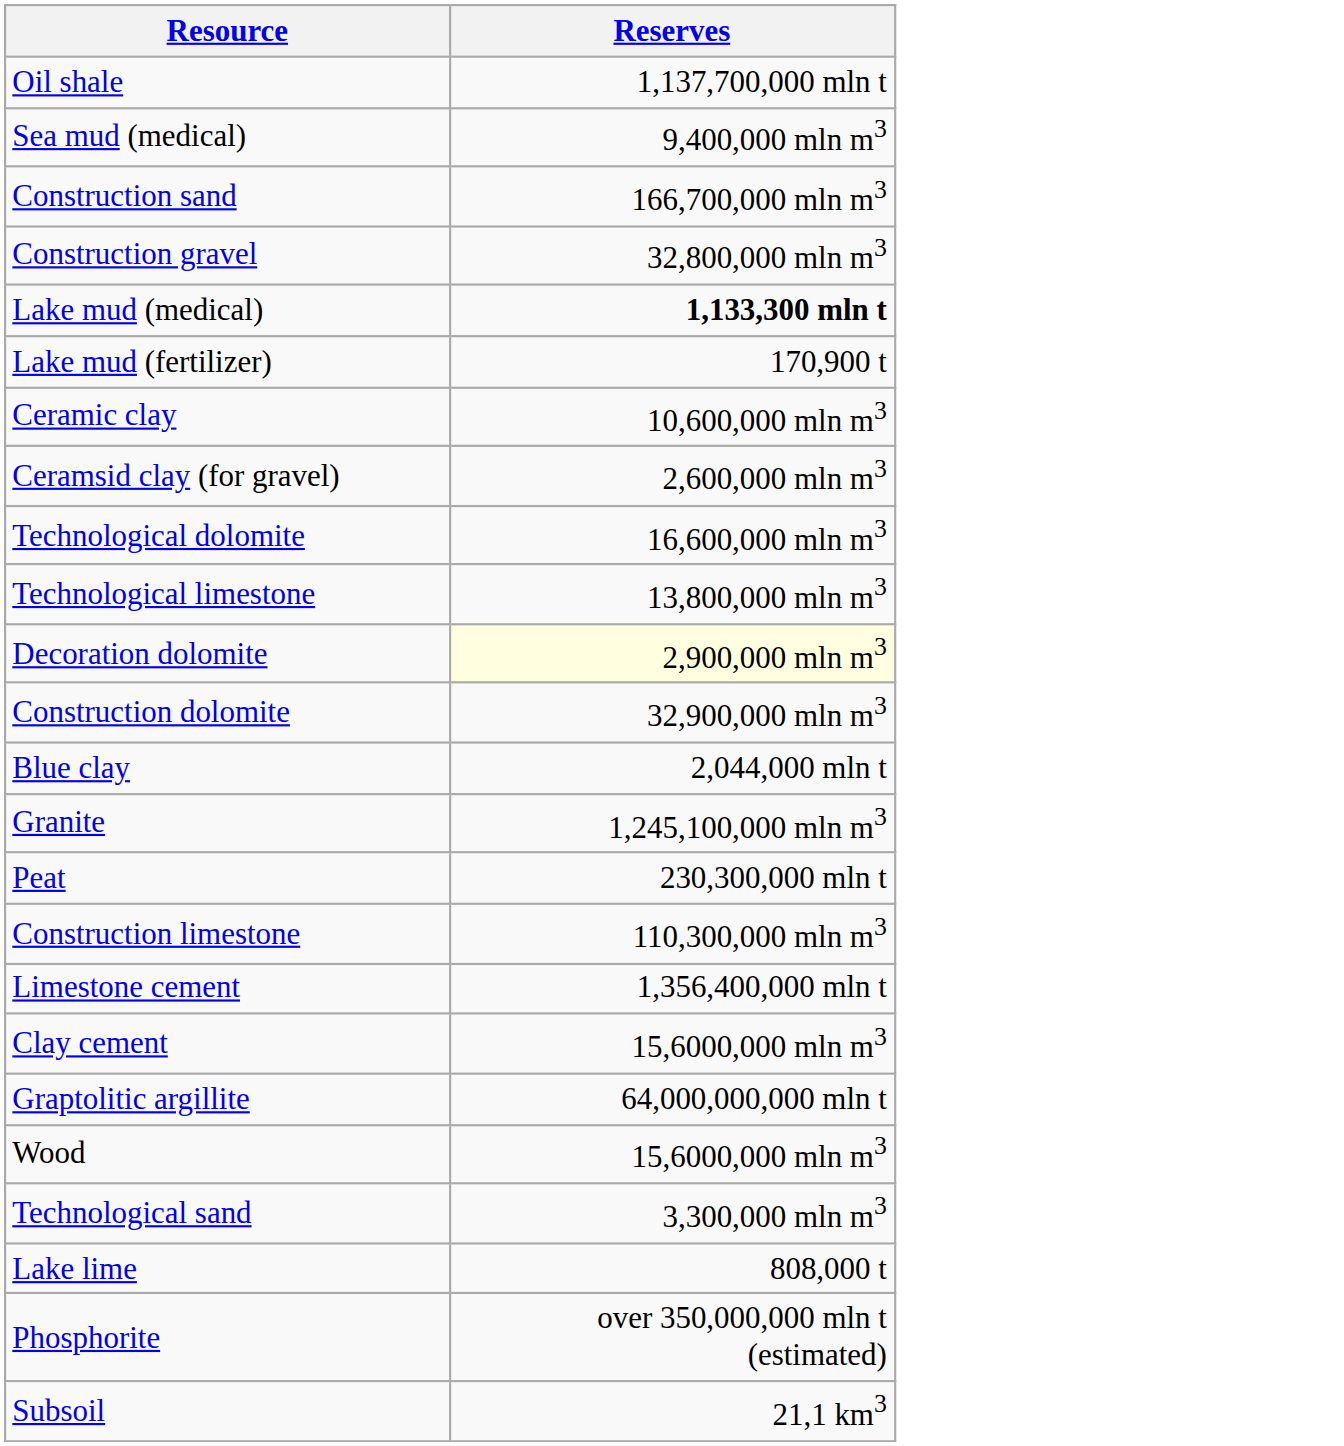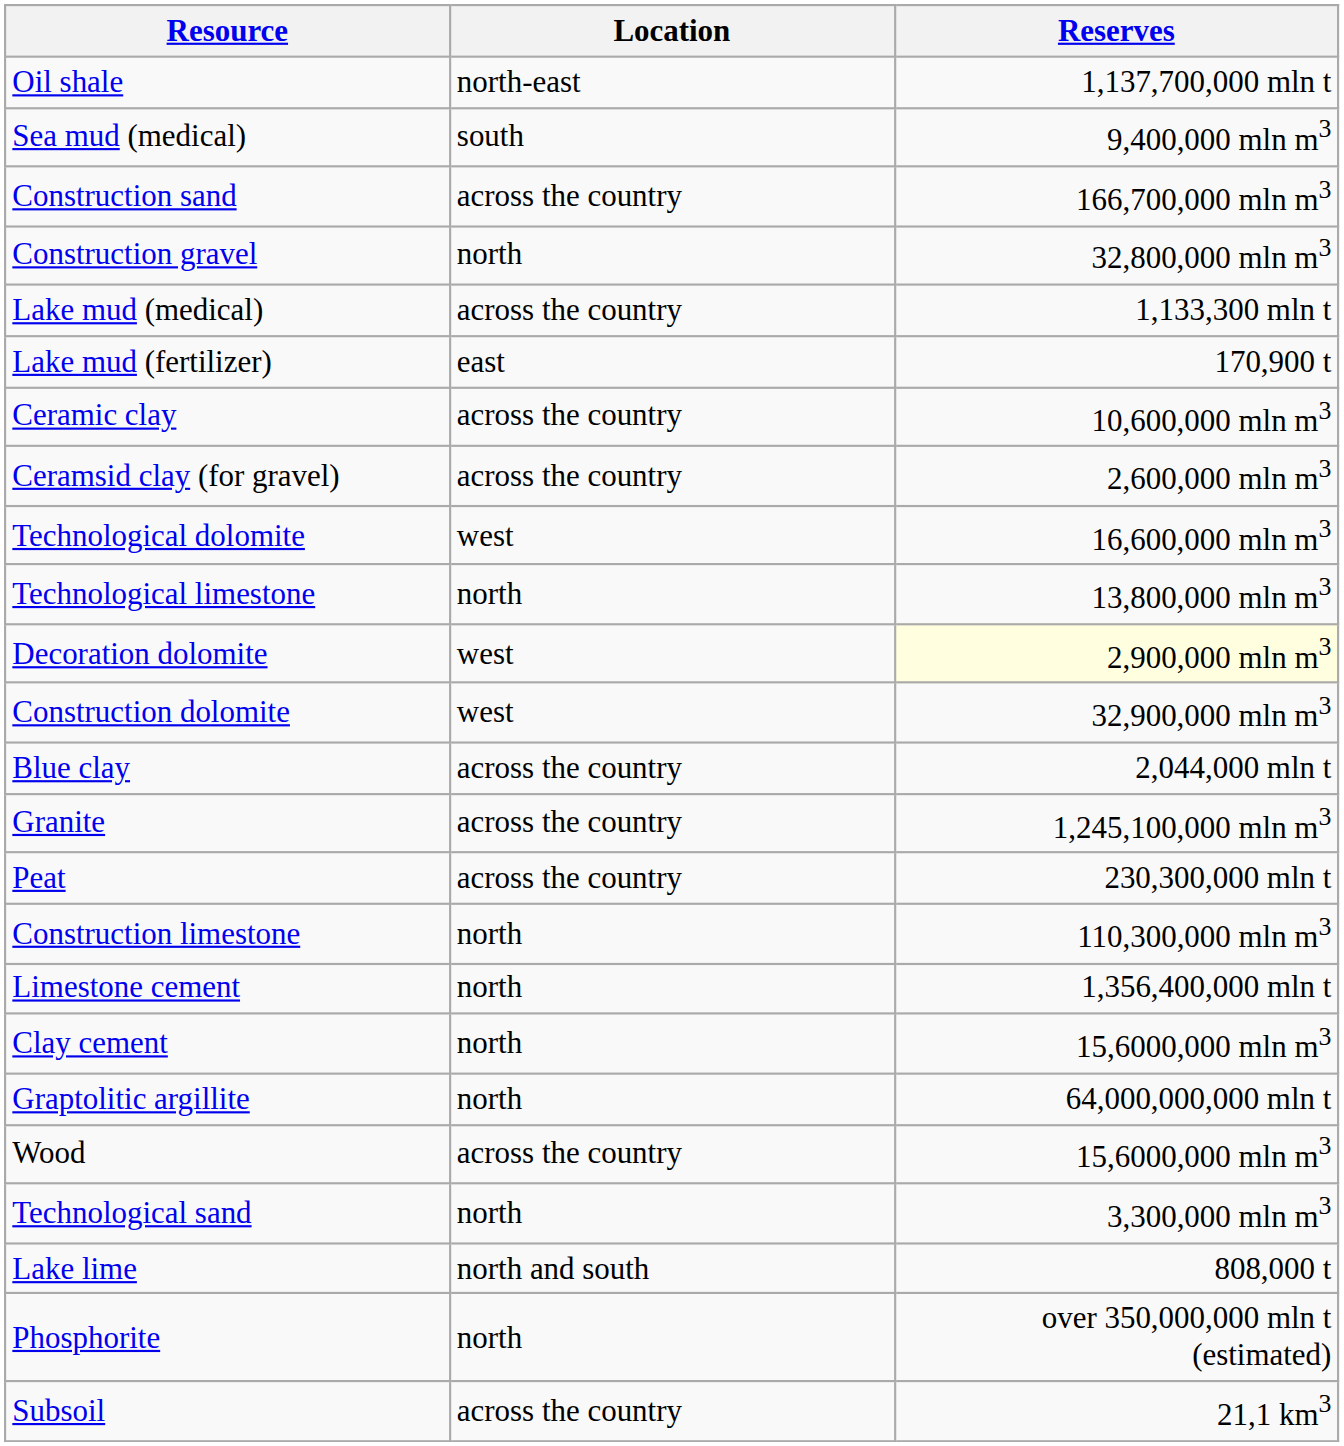+ column: (672, 30)
(786, 310) bold -> (1233, 310) normal
